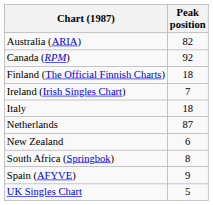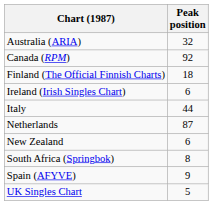(188, 41) 82 -> (188, 41) 32
(188, 91) 7 -> (188, 91) 6
(188, 108) 18 -> (188, 108) 44
